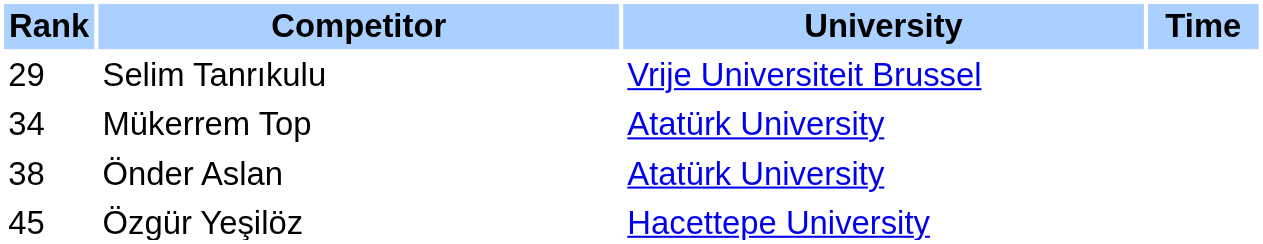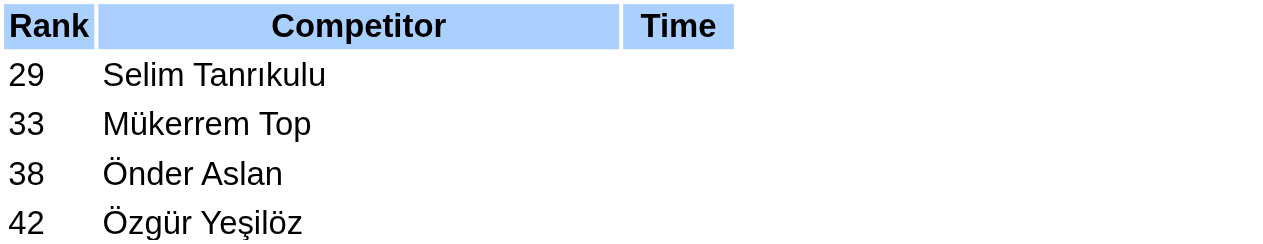- column: (884, 26)
(26, 124) 34 -> (26, 124) 33
(26, 222) 45 -> (26, 222) 42
